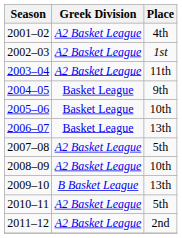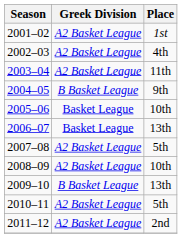(161, 33) 4th -> (161, 33) 1st
(161, 52) 1st -> (161, 52) 4th
(98, 90) Basket League -> (98, 90) B Basket League
